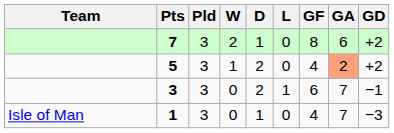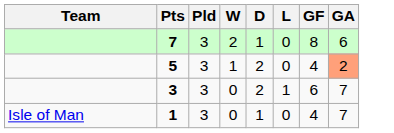- column: (374, 16)
